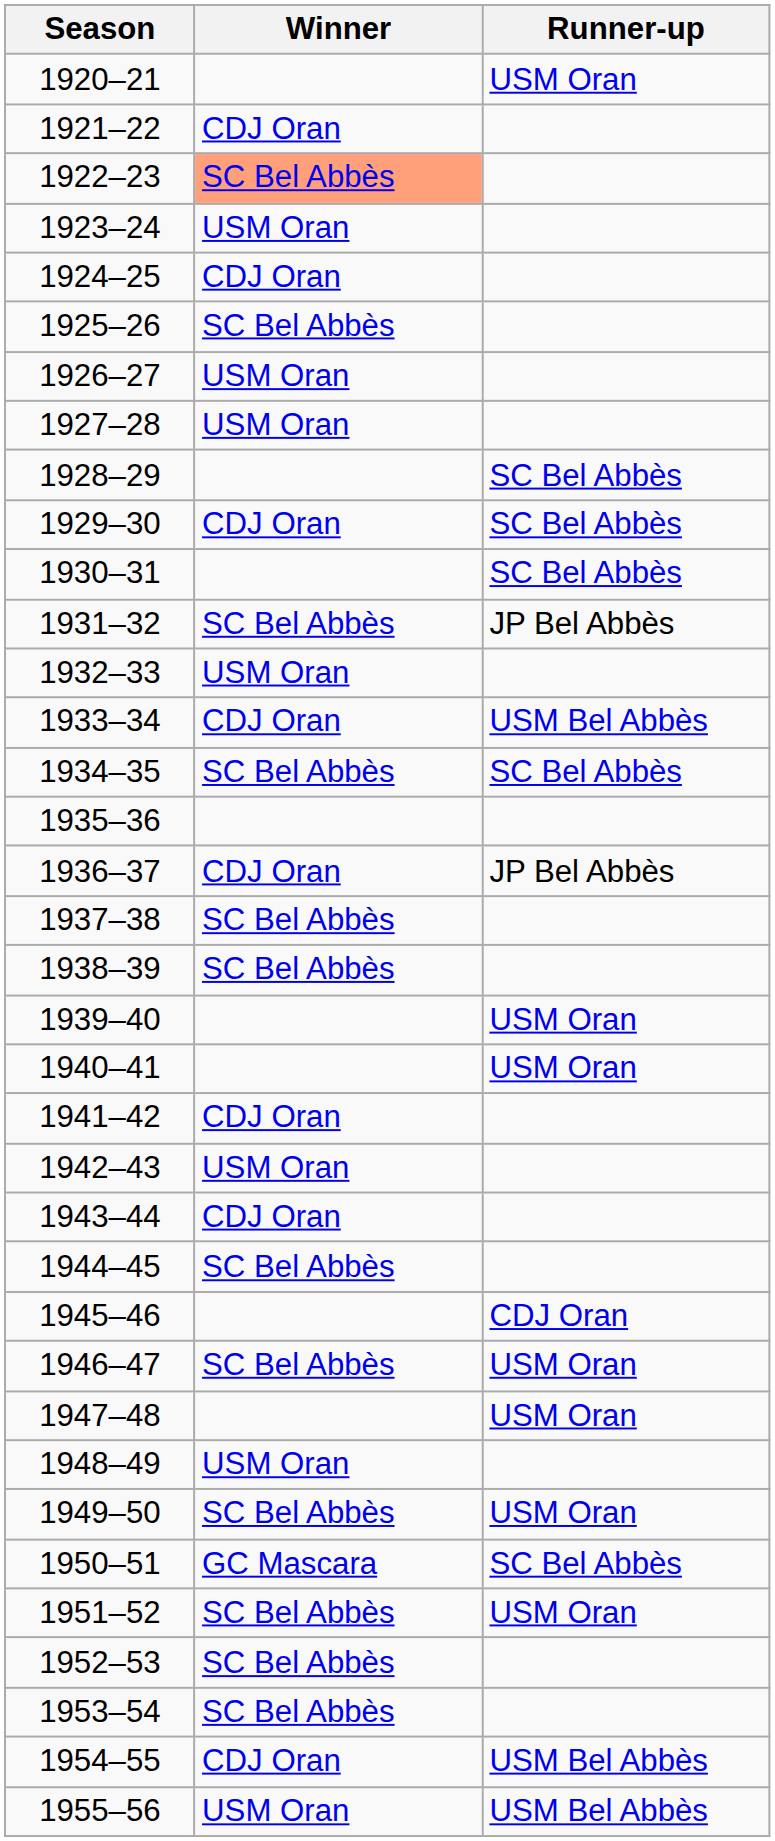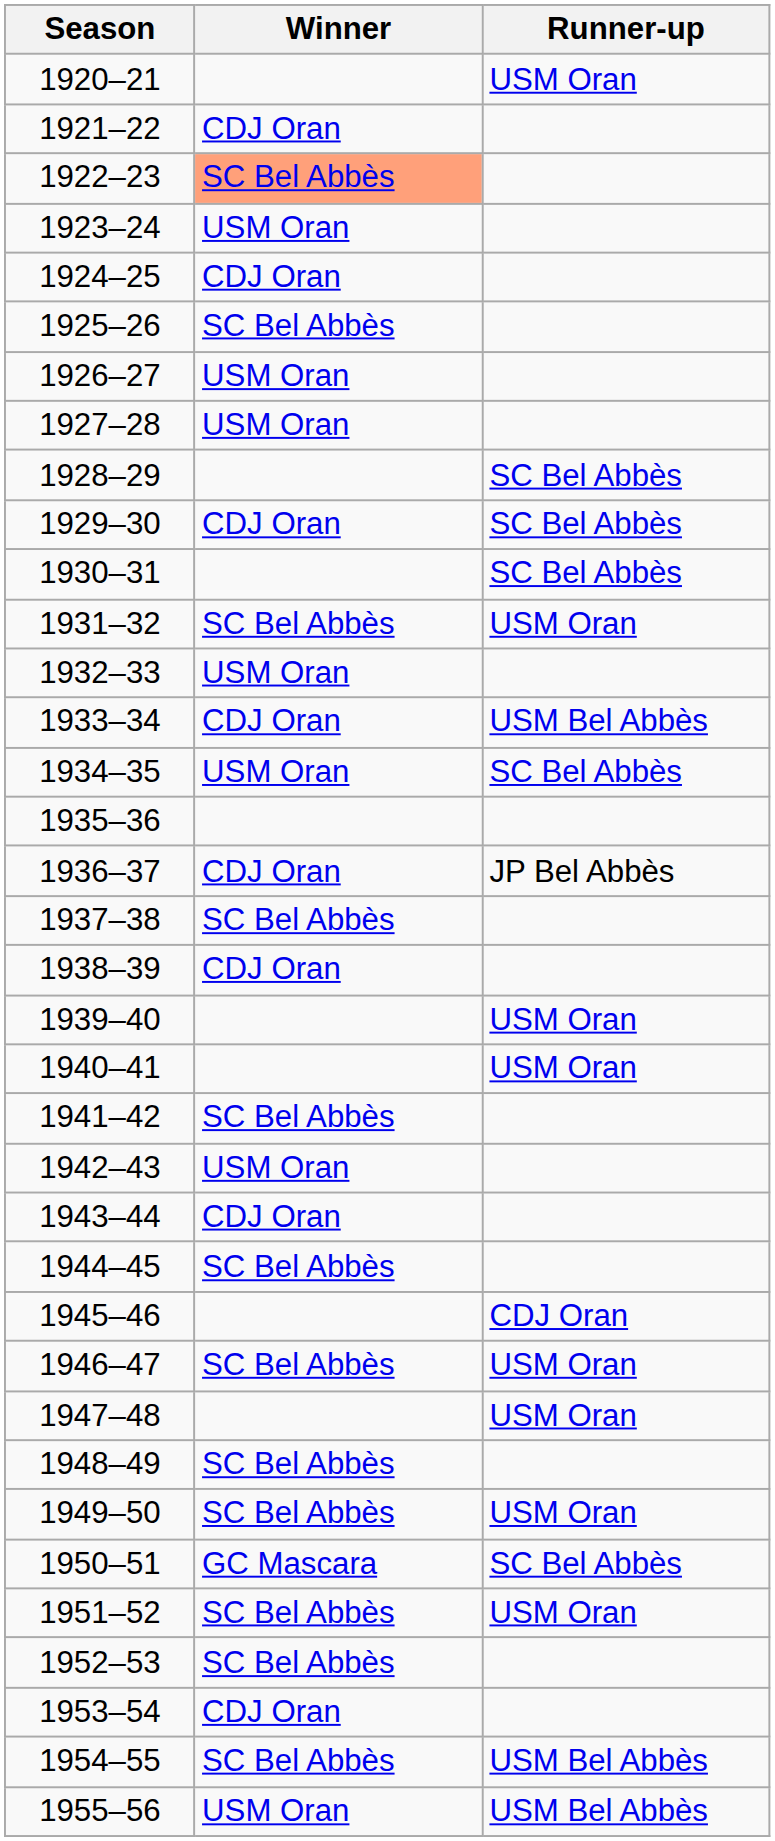(582, 623) JP Bel Abbès -> (563, 623) USM Oran
(298, 771) SC Bel Abbès -> (276, 771) USM Oran
(298, 969) SC Bel Abbès -> (271, 969) CDJ Oran
(271, 1117) CDJ Oran -> (298, 1117) SC Bel Abbès
(276, 1464) USM Oran -> (298, 1464) SC Bel Abbès
(298, 1711) SC Bel Abbès -> (271, 1711) CDJ Oran
(271, 1761) CDJ Oran -> (298, 1761) SC Bel Abbès
